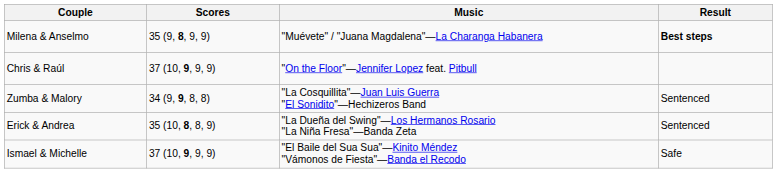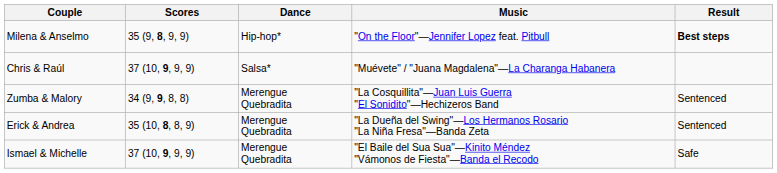+ column: (295, 12)
(412, 36) "Muévete" / "Juana Magdalena"—La Charanga Habanera -> (452, 36) "On the Floor"—Jennifer Lopez feat. Pitbull
(379, 68) "On the Floor"—Jennifer Lopez feat. Pitbull -> (485, 68) "Muévete" / "Juana Magdalena"—La Charanga Habanera
